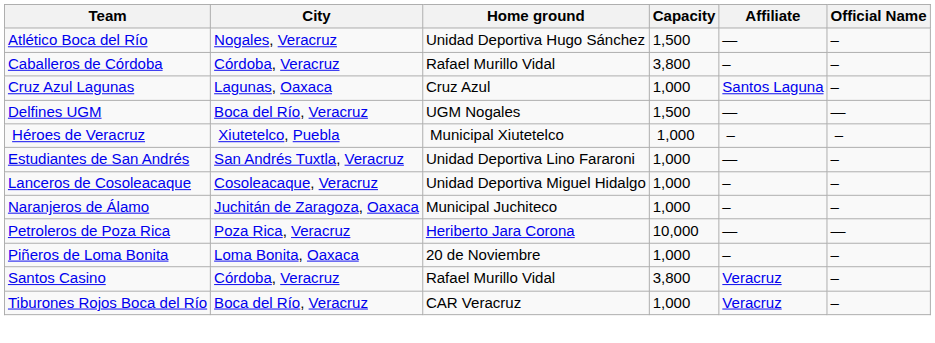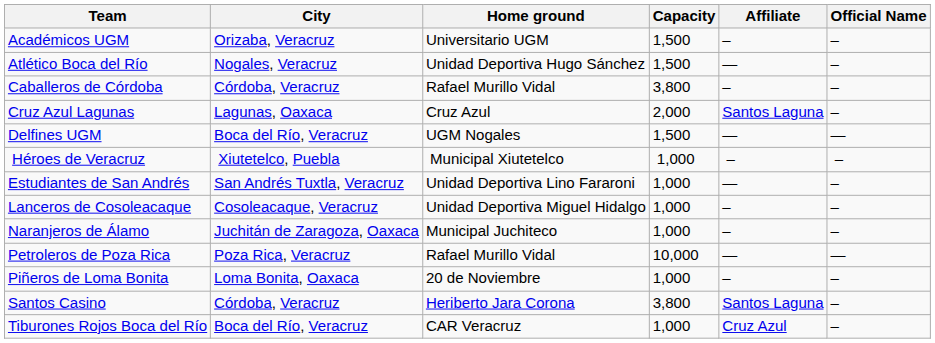+ row: (69, 40)
(672, 87) 1,000 -> (672, 111) 2,000
(500, 231) Heriberto Jara Corona -> (491, 254) Rafael Murillo Vidal
(491, 278) Rafael Murillo Vidal -> (500, 302) Heriberto Jara Corona
(752, 278) Veracruz -> (773, 302) Santos Laguna
(752, 302) Veracruz -> (755, 326) Cruz Azul
